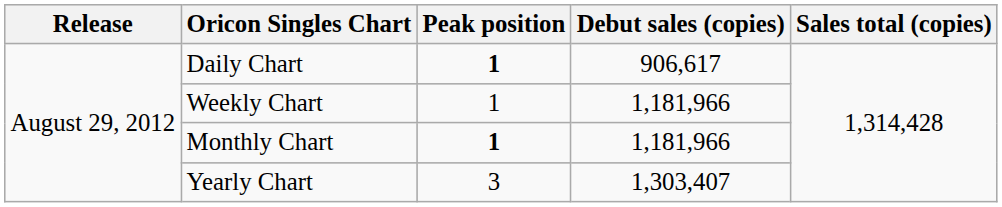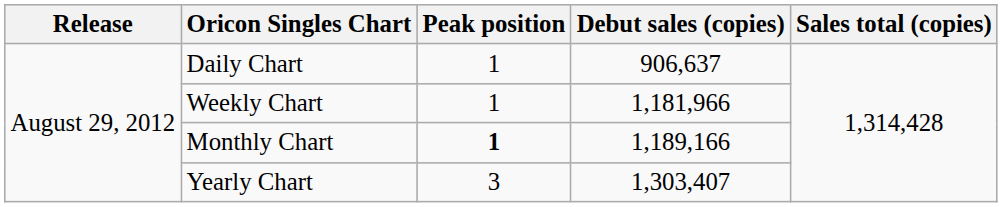(494, 63) bold -> (494, 63) normal
(681, 63) 906,617 -> (681, 63) 906,637
(681, 142) 1,181,966 -> (681, 142) 1,189,166
